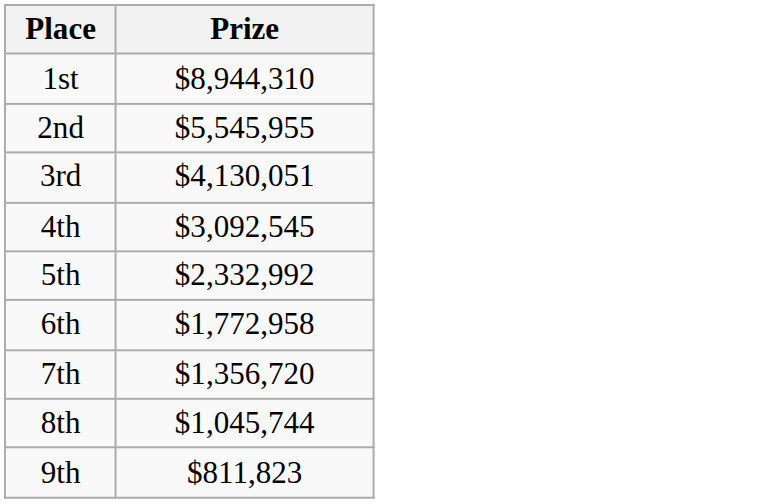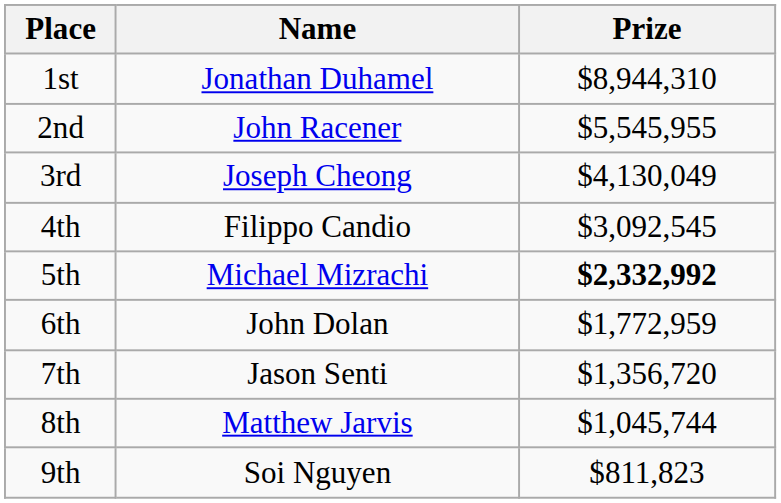+ column: (317, 29)
(245, 176) $4,130,051 -> (647, 176) $4,130,049
(245, 275) normal -> (647, 275) bold
(245, 324) $1,772,958 -> (647, 324) $1,772,959
